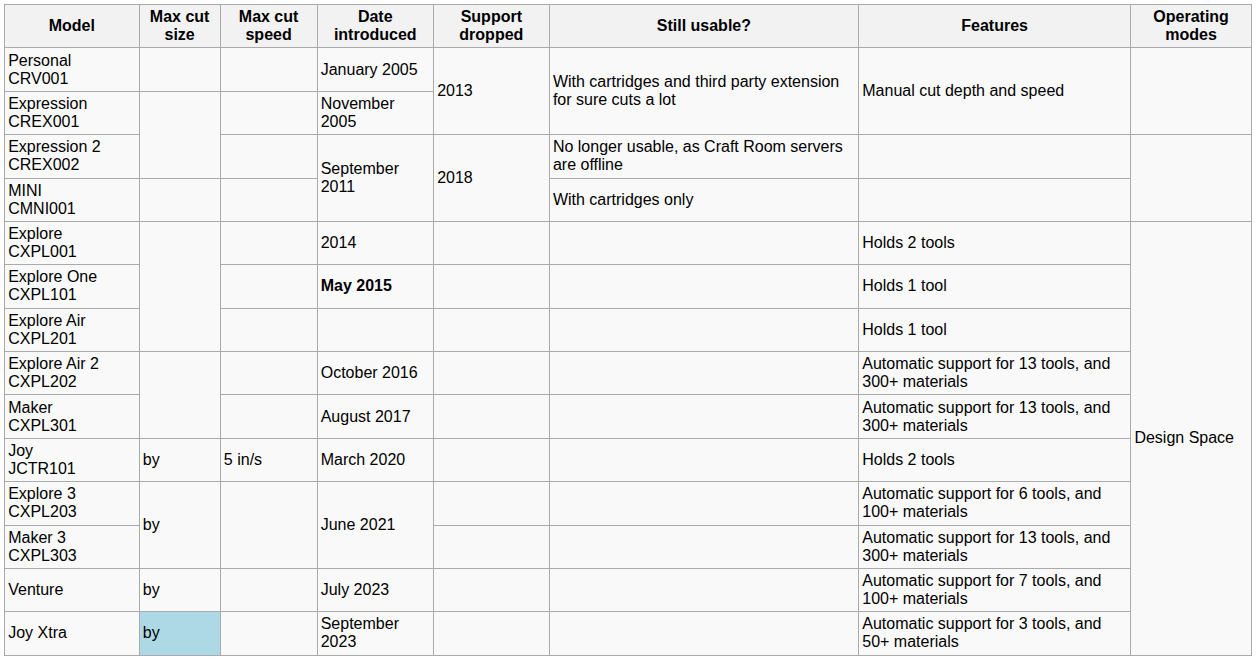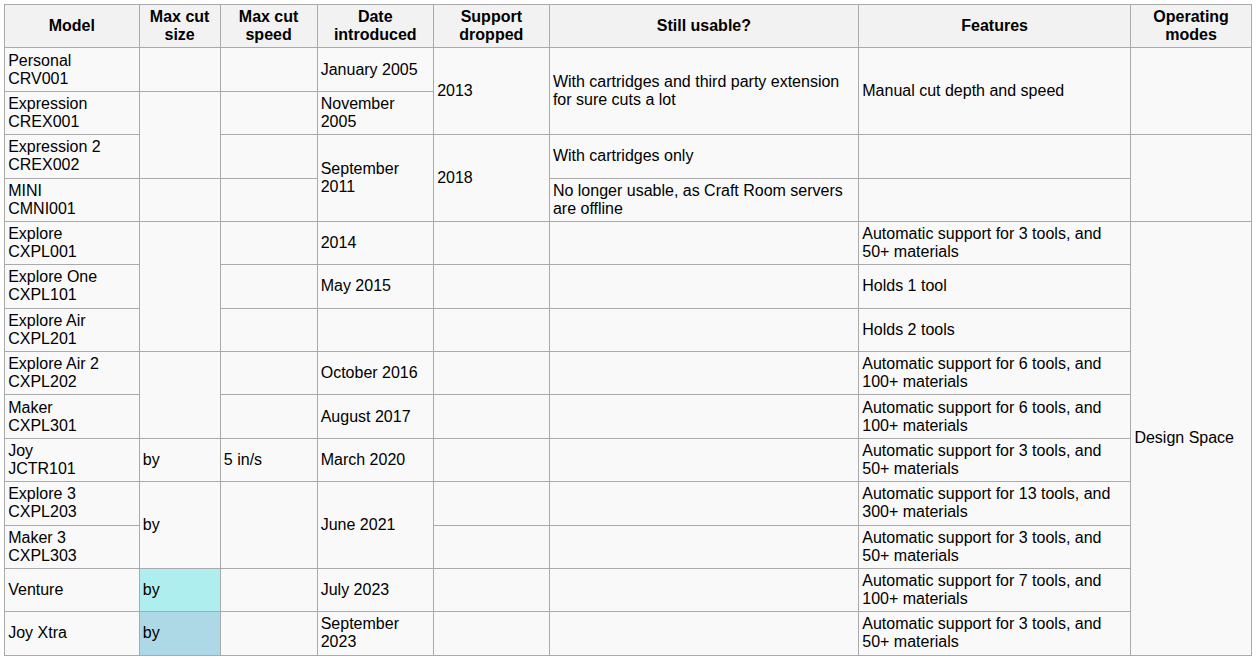(698, 156) No longer usable, as Craft Room servers are offline -> (623, 156) With cartridges only
(623, 199) With cartridges only -> (698, 199) No longer usable, as Craft Room servers are offline
(908, 243) Holds 2 tools -> (982, 243) Automatic support for 3 tools, and 50+ materials
(356, 286) bold -> (356, 286) normal
(904, 329) Holds 1 tool -> (908, 329) Holds 2 tools
(986, 373) Automatic support for 13 tools, and 300+ materials -> (982, 373) Automatic support for 6 tools, and 100+ materials
(986, 416) Automatic support for 13 tools, and 300+ materials -> (982, 416) Automatic support for 6 tools, and 100+ materials
(908, 459) Holds 2 tools -> (982, 459) Automatic support for 3 tools, and 50+ materials
(982, 503) Automatic support for 6 tools, and 100+ materials -> (986, 503) Automatic support for 13 tools, and 300+ materials
(986, 546) Automatic support for 13 tools, and 300+ materials -> (982, 546) Automatic support for 3 tools, and 50+ materials
(151, 590) no background -> (151, 590) paleturquoise background
